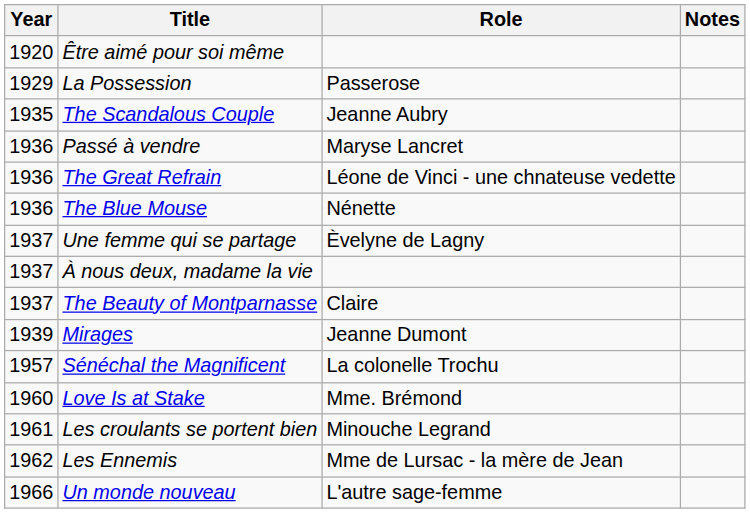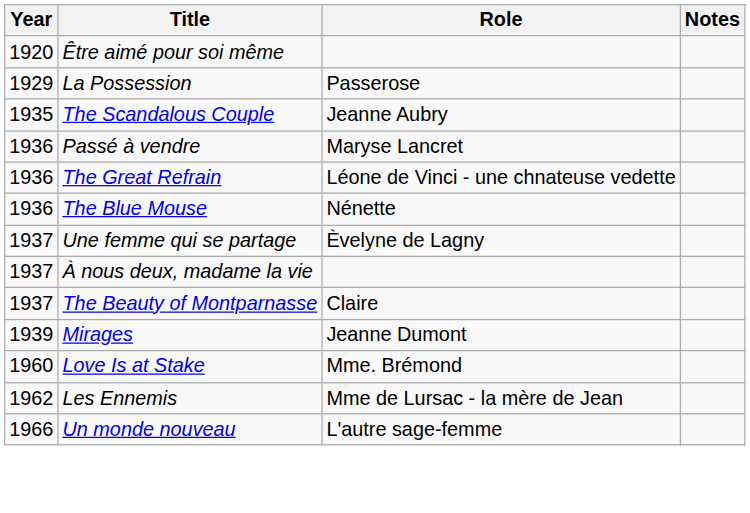- row: (174, 366)
- row: (190, 429)
